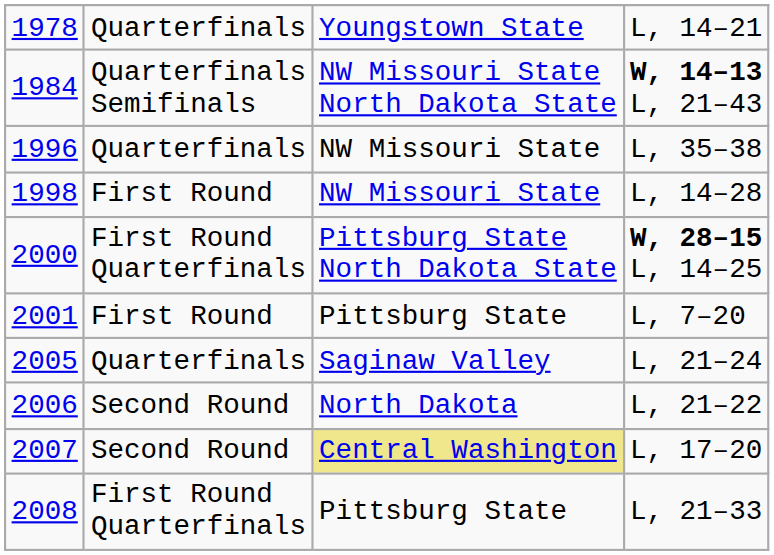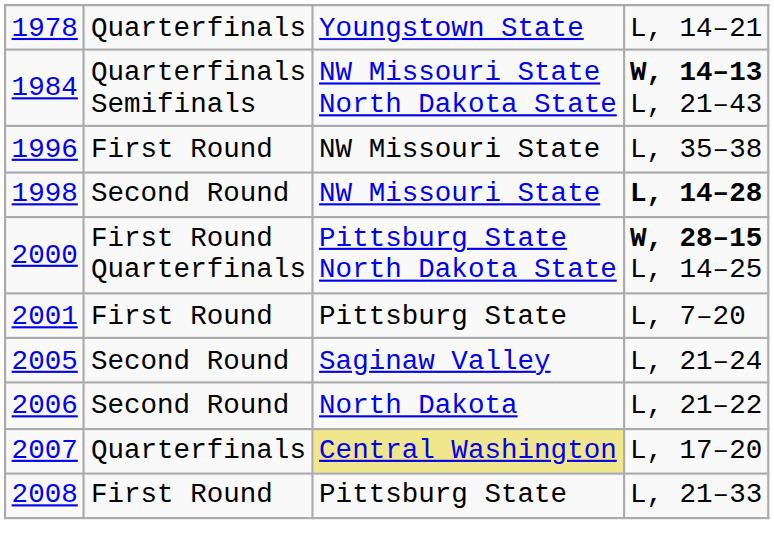(198, 149) Quarterfinals -> (182, 149) First Round
(182, 194) First Round -> (190, 194) Second Round
(696, 194) normal -> (696, 194) bold
(198, 361) Quarterfinals -> (190, 361) Second Round
(190, 450) Second Round -> (198, 450) Quarterfinals
(198, 511) First Round Quarterfinals -> (182, 495) First Round
